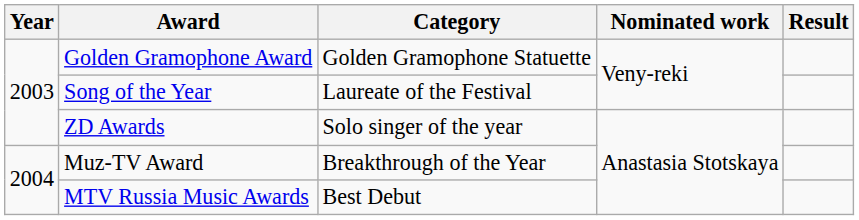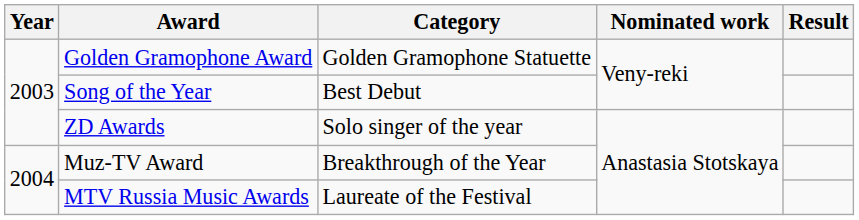(427, 92) Laureate of the Festival -> (372, 92) Best Debut
(372, 197) Best Debut -> (427, 197) Laureate of the Festival
